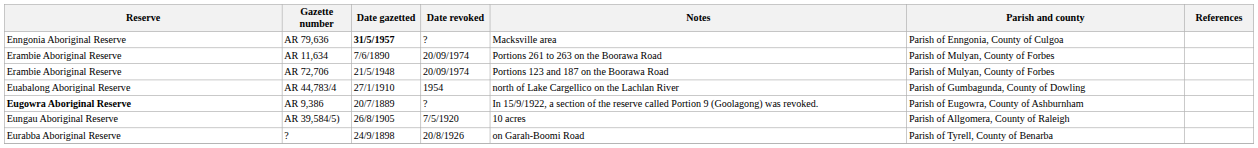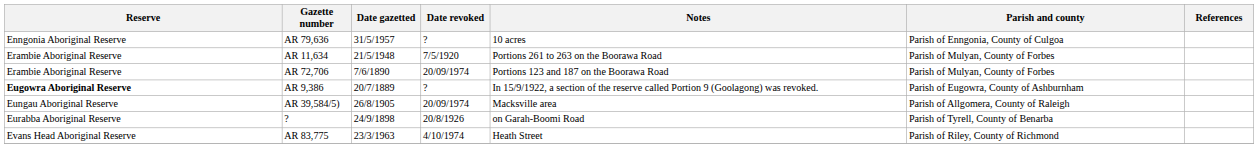(374, 39) bold -> (374, 39) normal
(525, 39) Macksville area -> (509, 39) 10 acres
(372, 55) 7/6/1890 -> (374, 55) 21/5/1948
(446, 55) 20/09/1974 -> (441, 55) 7/5/1920
(374, 71) 21/5/1948 -> (372, 71) 7/6/1890
- row: (310, 87)
(441, 119) 7/5/1920 -> (446, 103) 20/09/1974
(509, 119) 10 acres -> (525, 103) Macksville area
+ row: (306, 135)
